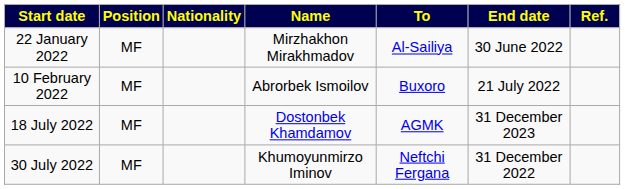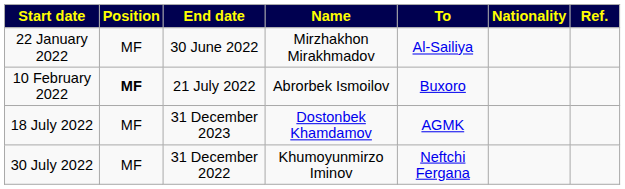columns swapped: (204, 16) <-> (519, 16)
(131, 87) normal -> (131, 87) bold
